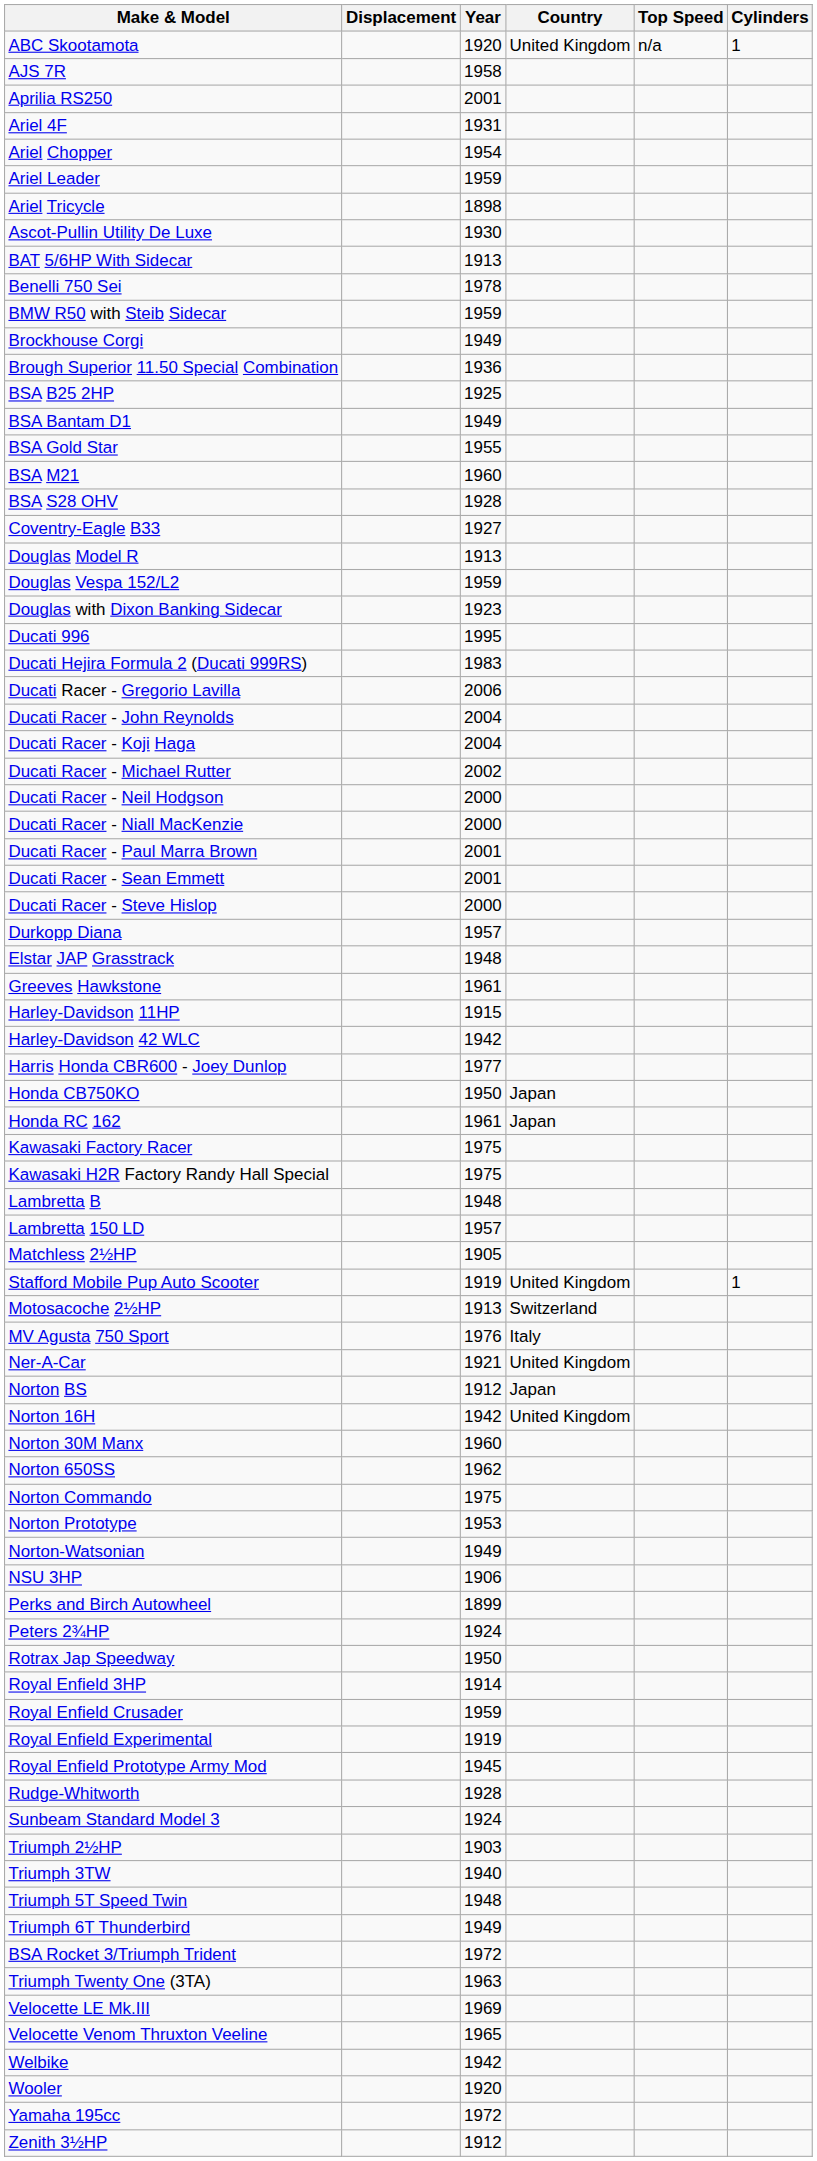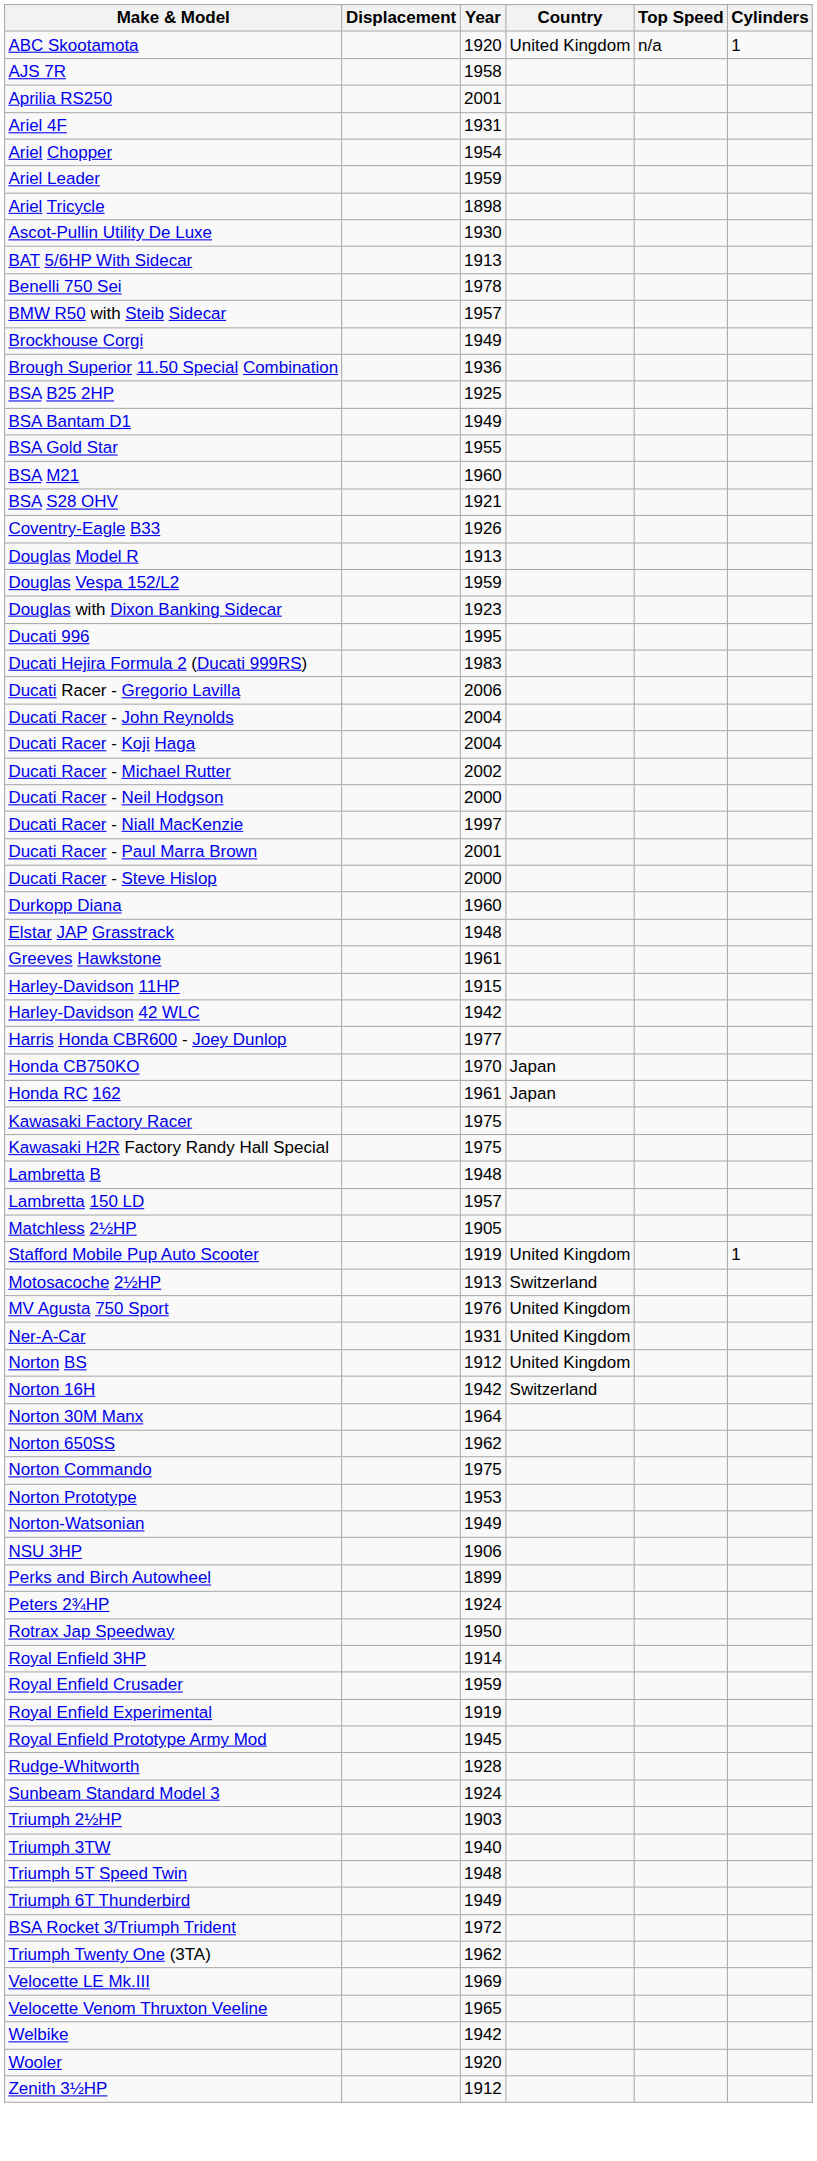(483, 313) 1959 -> (483, 313) 1957
(483, 502) 1928 -> (483, 502) 1921
(483, 529) 1927 -> (483, 529) 1926
(483, 824) 2000 -> (483, 824) 1997
- row: (116, 878)
(483, 932) 1957 -> (483, 905) 1960
(483, 1093) 1950 -> (483, 1066) 1970
(525, 1335) Italy -> (570, 1309) United Kingdom
(483, 1362) 1921 -> (483, 1335) 1931
(533, 1389) Japan -> (570, 1362) United Kingdom
(570, 1416) United Kingdom -> (553, 1389) Switzerland
(483, 1443) 1960 -> (483, 1416) 1964
(483, 1981) 1963 -> (483, 1954) 1962
- row: (64, 2115)
